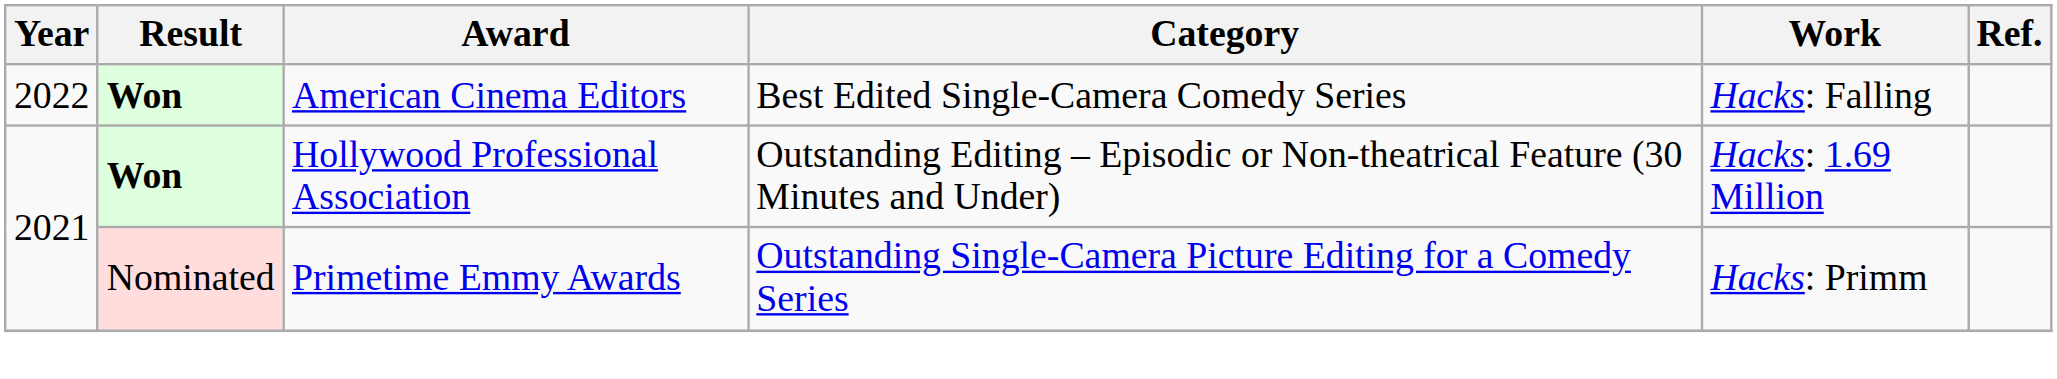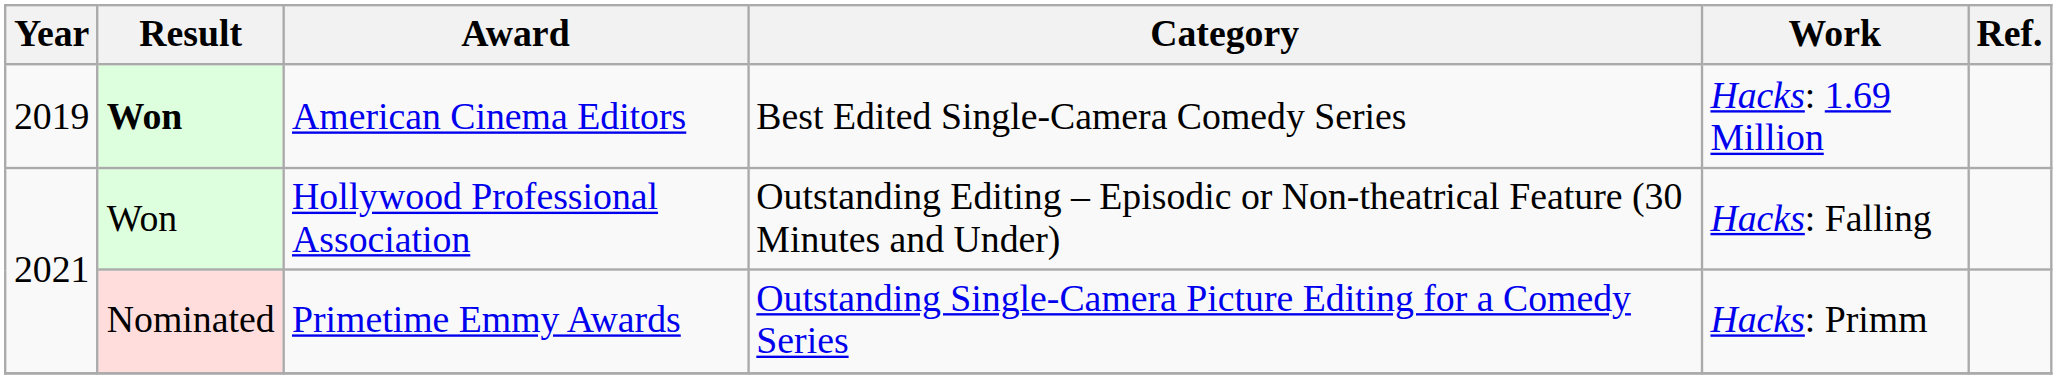(52, 94) 2022 -> (52, 115) 2019
(1821, 94) Hacks: Falling -> (1801, 115) Hacks: 1.69 Million
(145, 175) bold -> (142, 217) normal
(1801, 175) Hacks: 1.69 Million -> (1821, 217) Hacks: Falling
